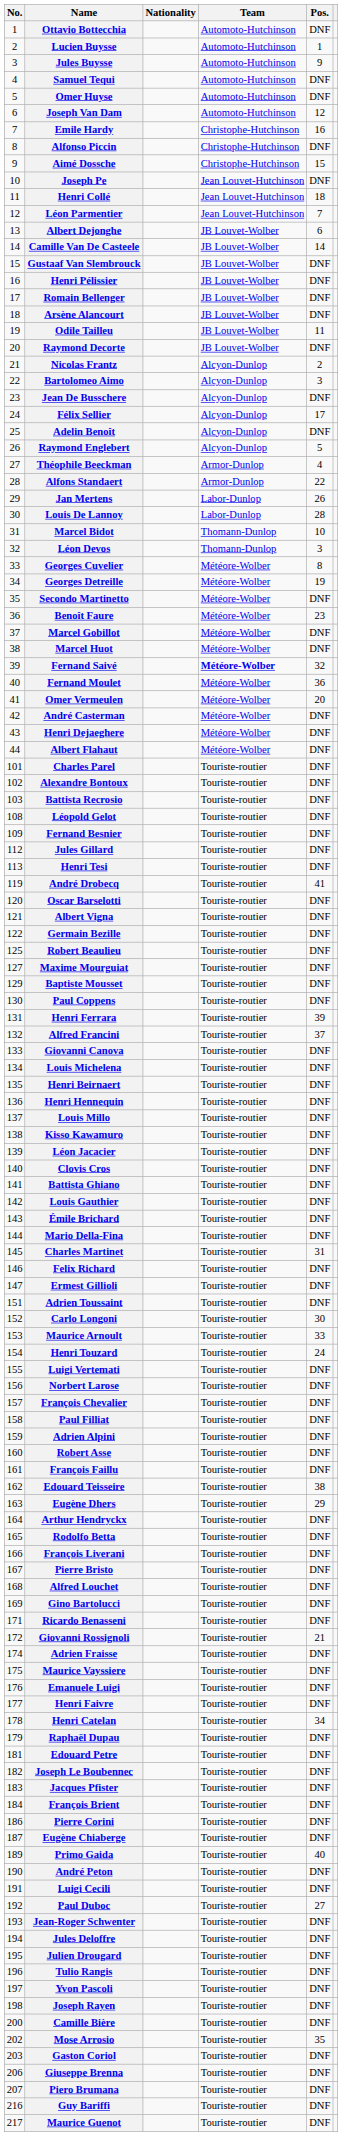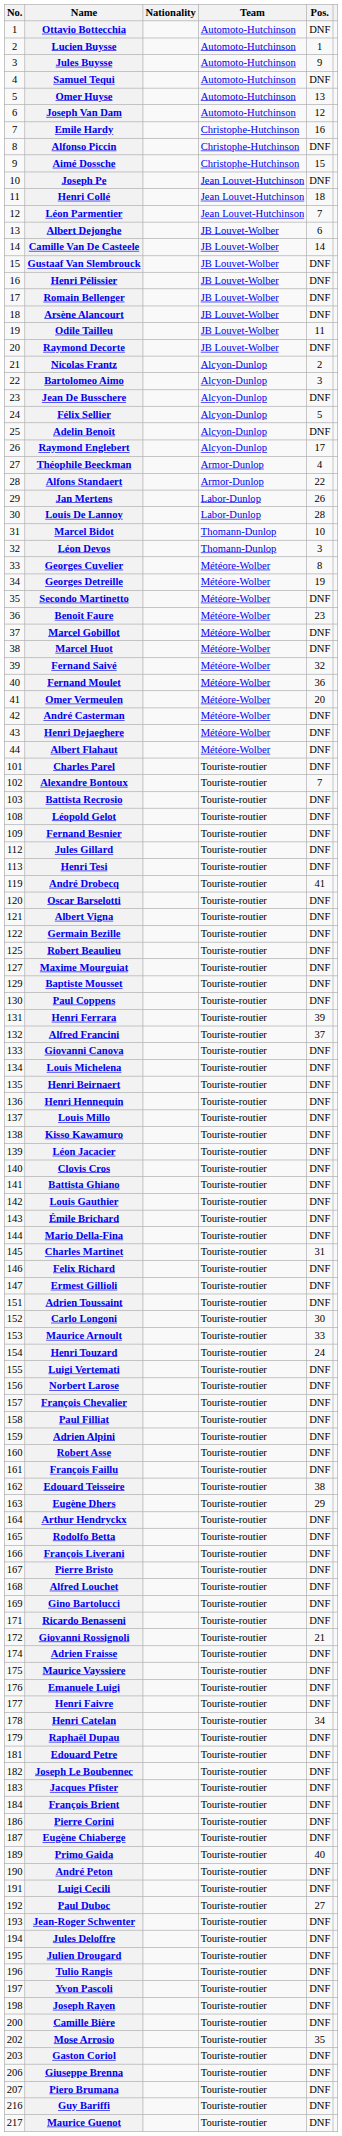(320, 96) DNF -> (320, 96) 13
(320, 414) 17 -> (320, 414) 5
(320, 448) 5 -> (320, 448) 17
(238, 666) bold -> (235, 666) normal
(320, 783) DNF -> (320, 783) 7
